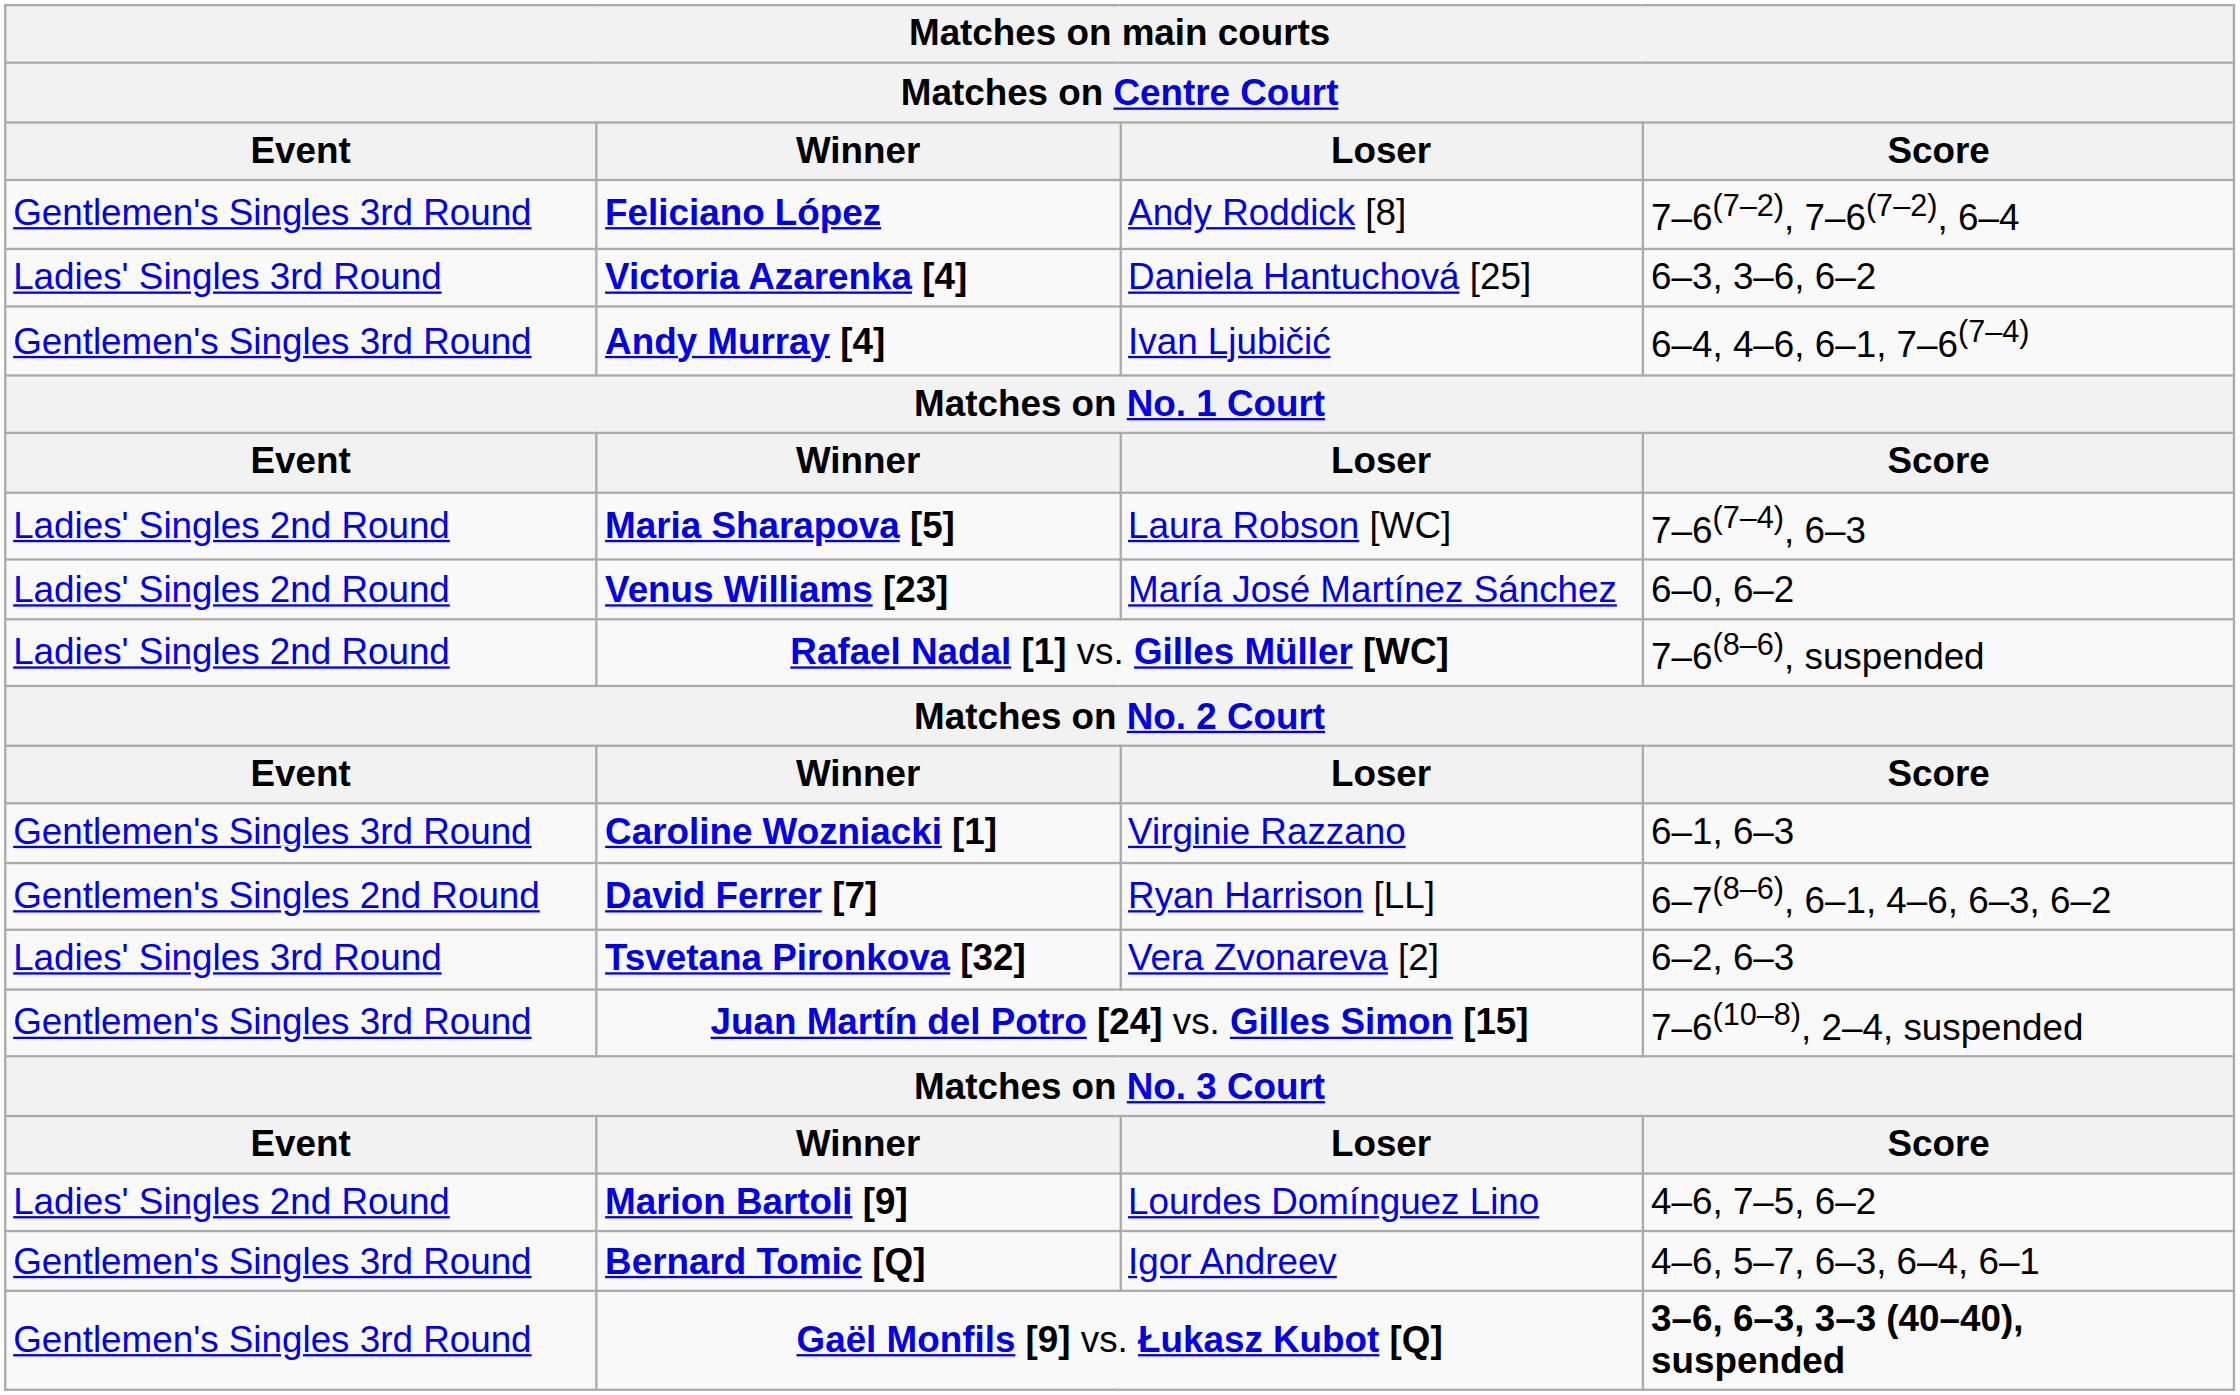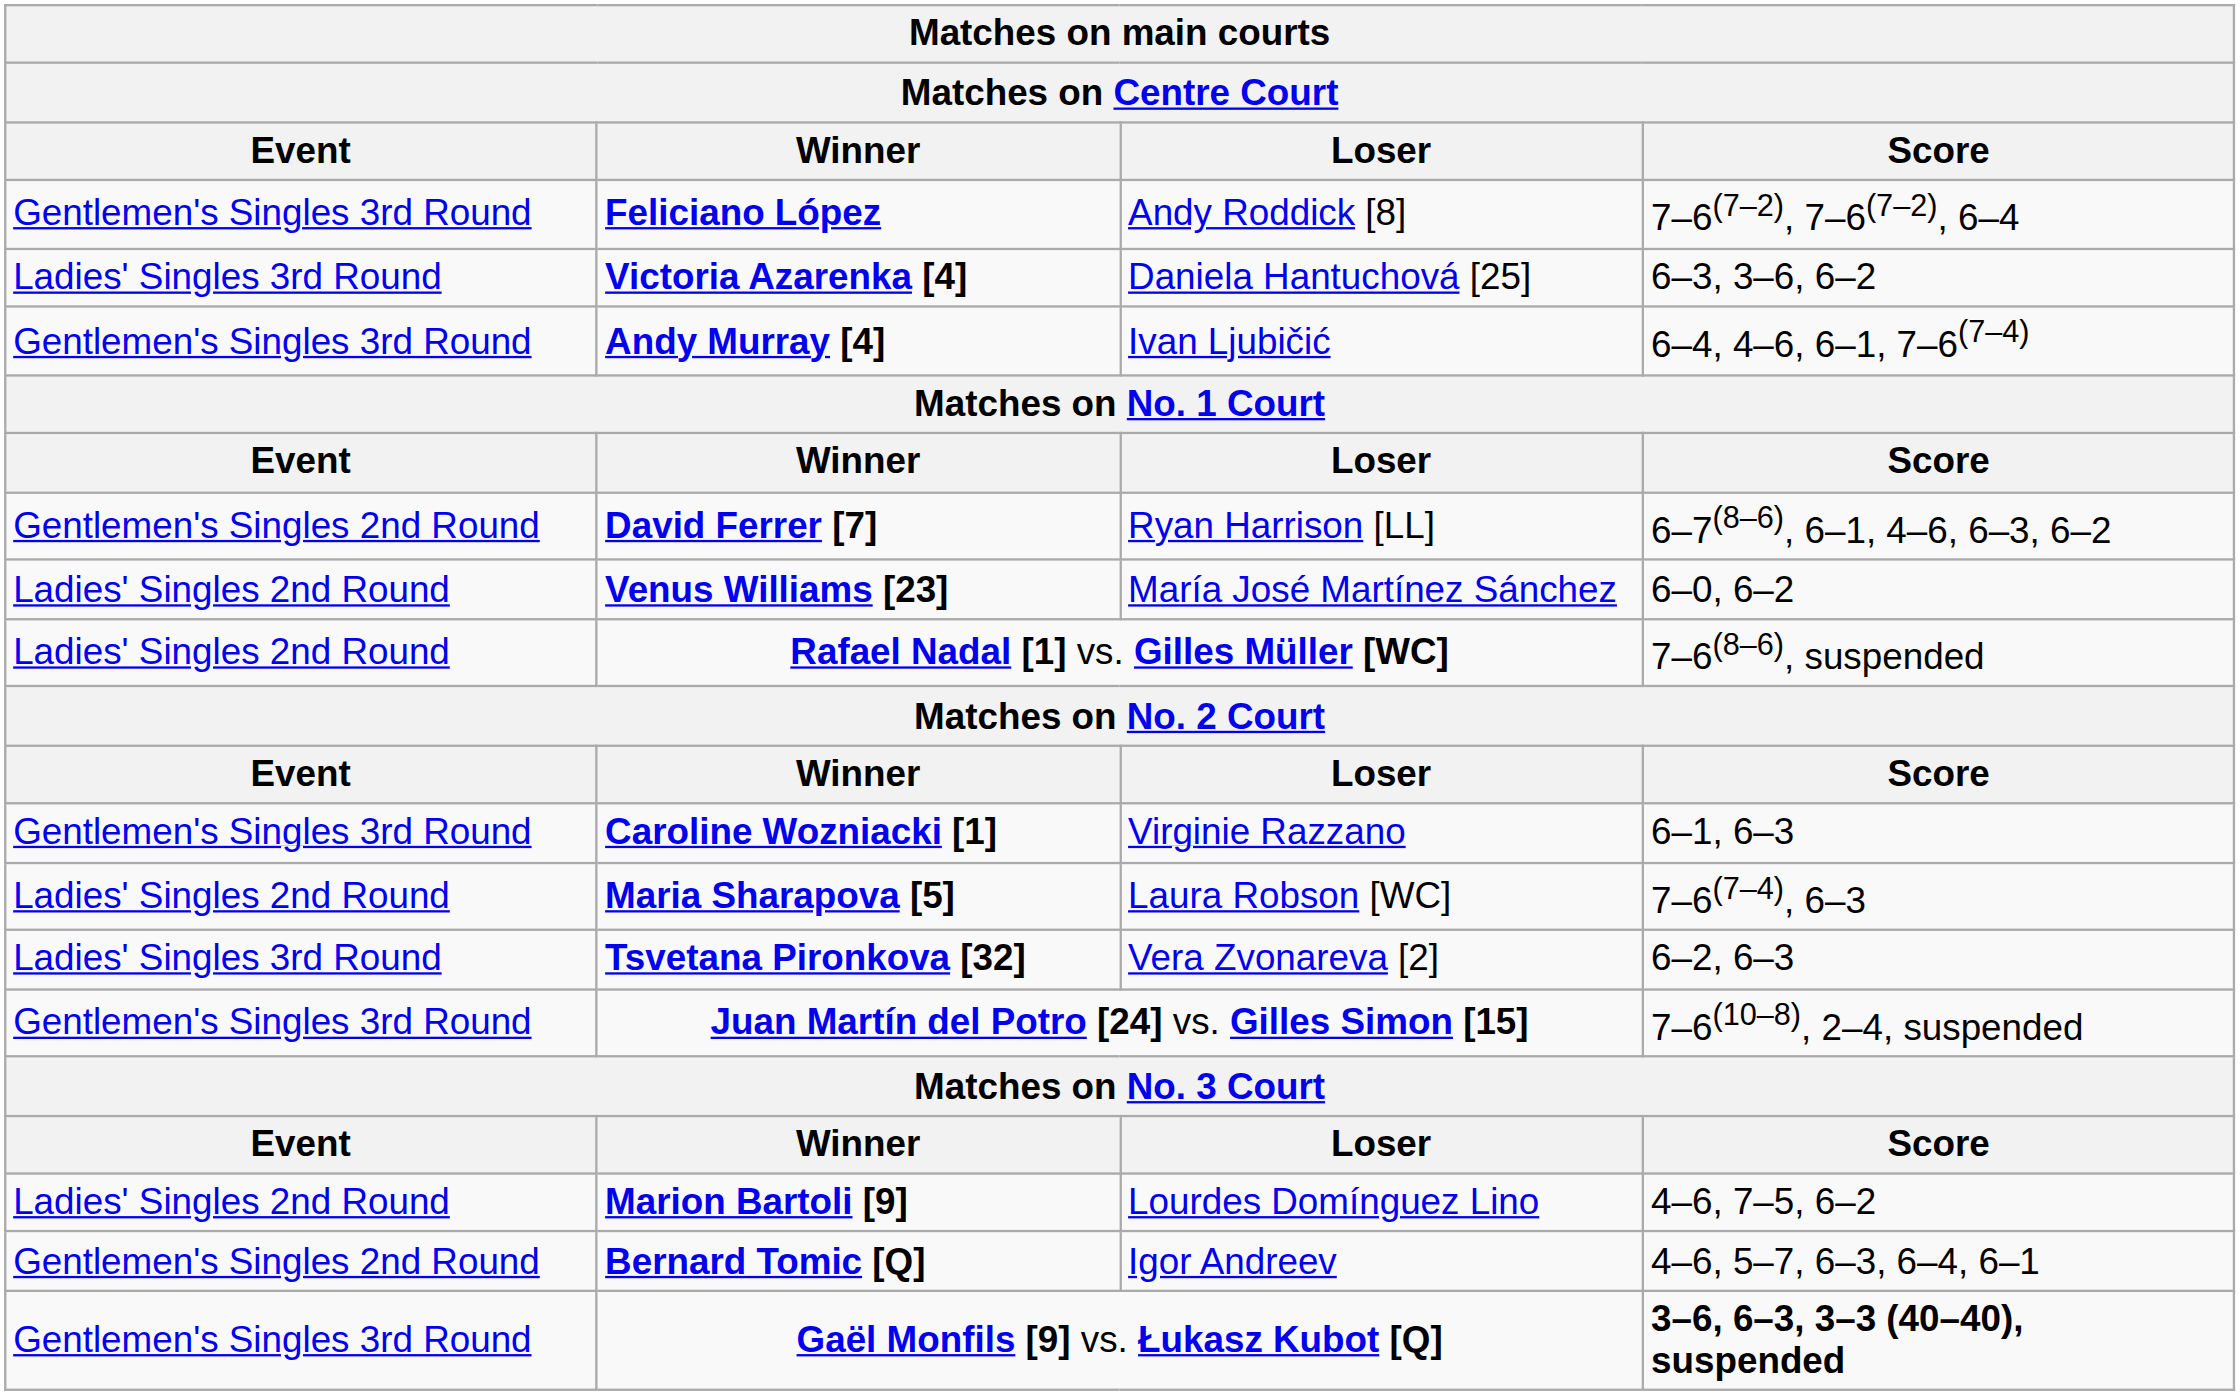rows swapped: (780, 525) <-> (741, 895)
(272, 1260) Gentlemen's Singles 3rd Round -> (276, 1260) Gentlemen's Singles 2nd Round
